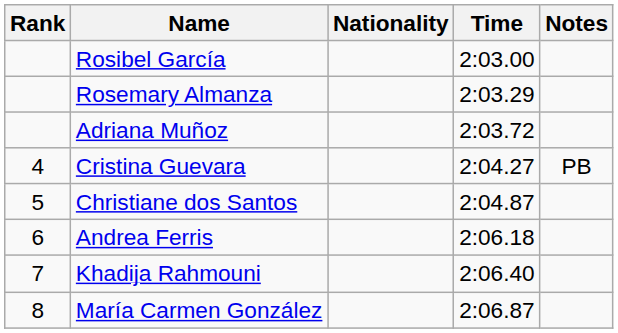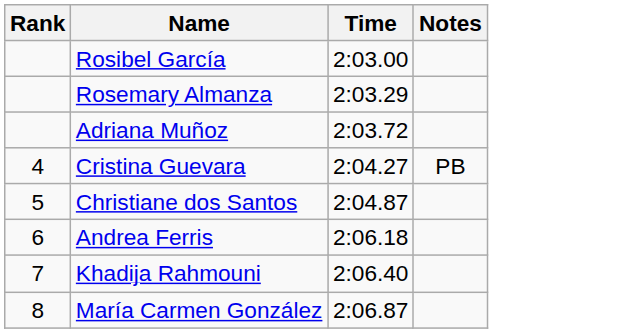- column: (391, 23)
